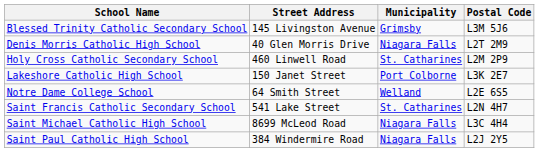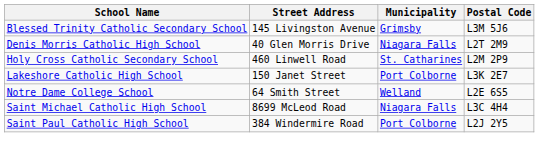- row: (121, 108)
(418, 139) Niagara Falls -> (418, 124) Port Colborne
